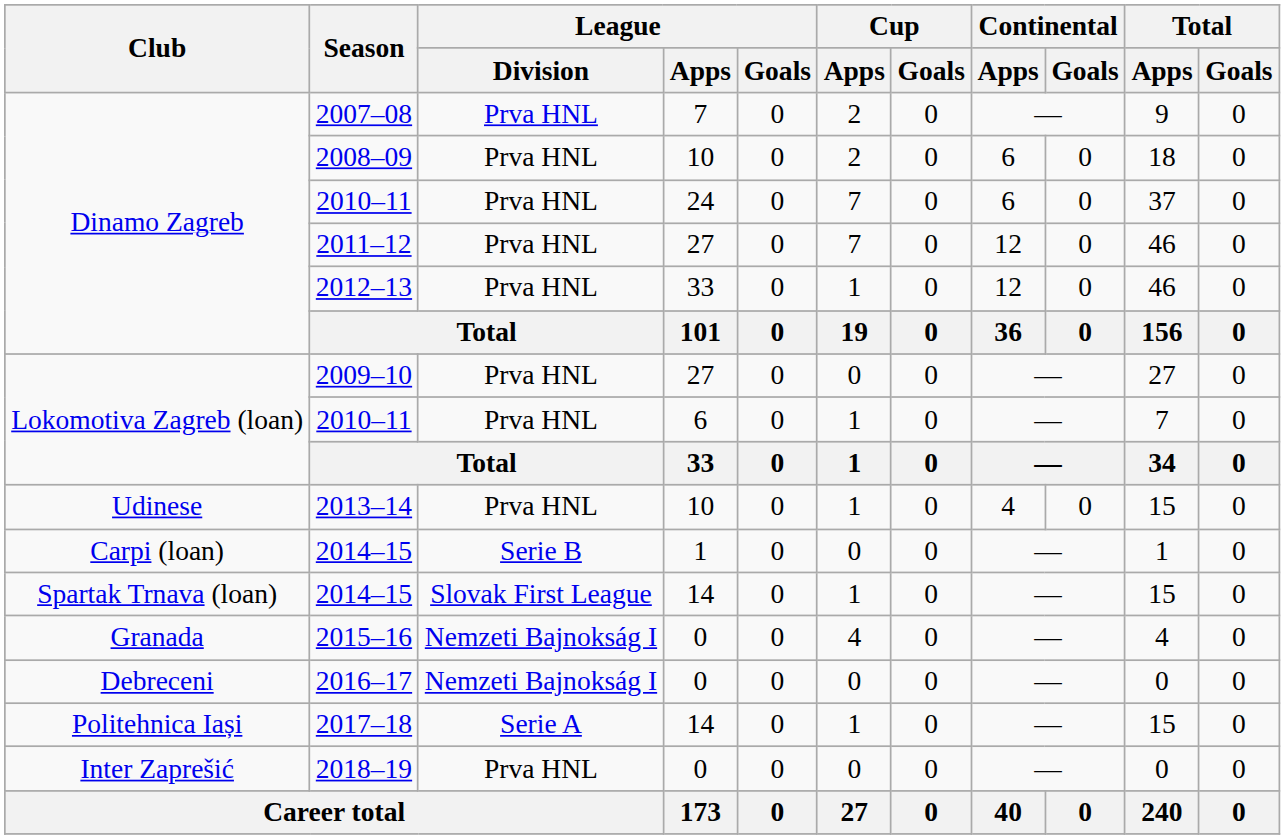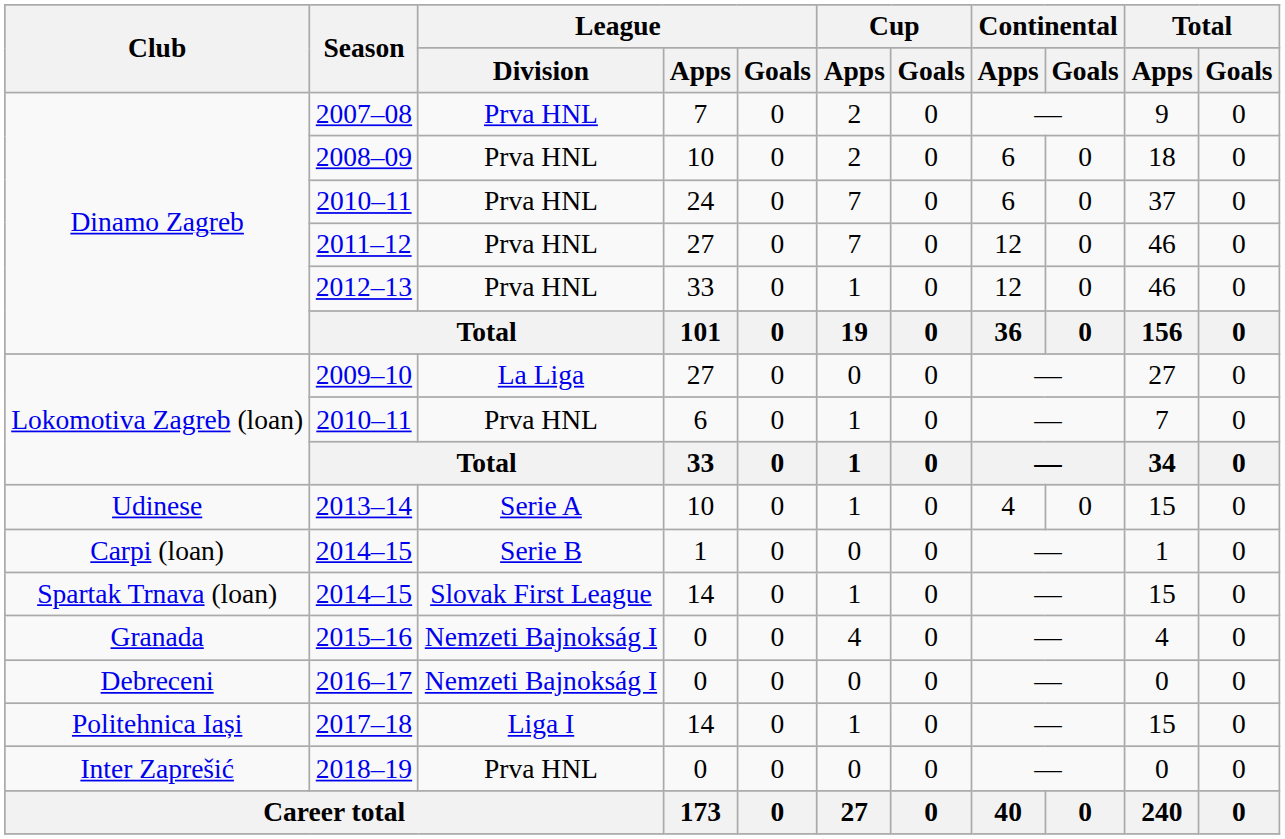(541, 375) Prva HNL -> (541, 375) La Liga
(541, 506) Prva HNL -> (541, 506) Serie A
(541, 724) Serie A -> (541, 724) Liga I
